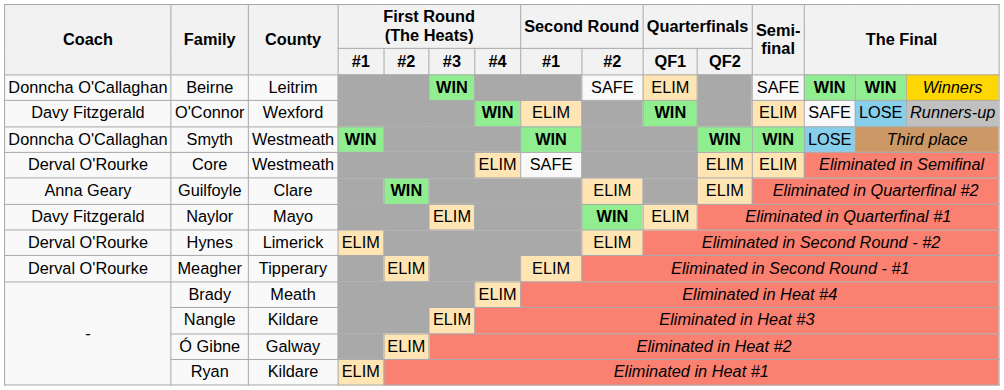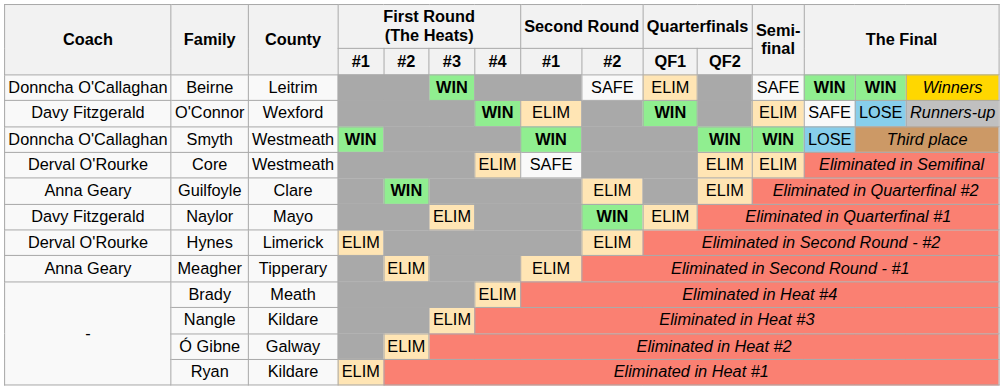(88, 268) Derval O'Rourke -> (88, 268) Anna Geary
